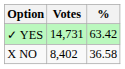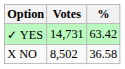(64, 54) 8,402 -> (64, 54) 8,502
